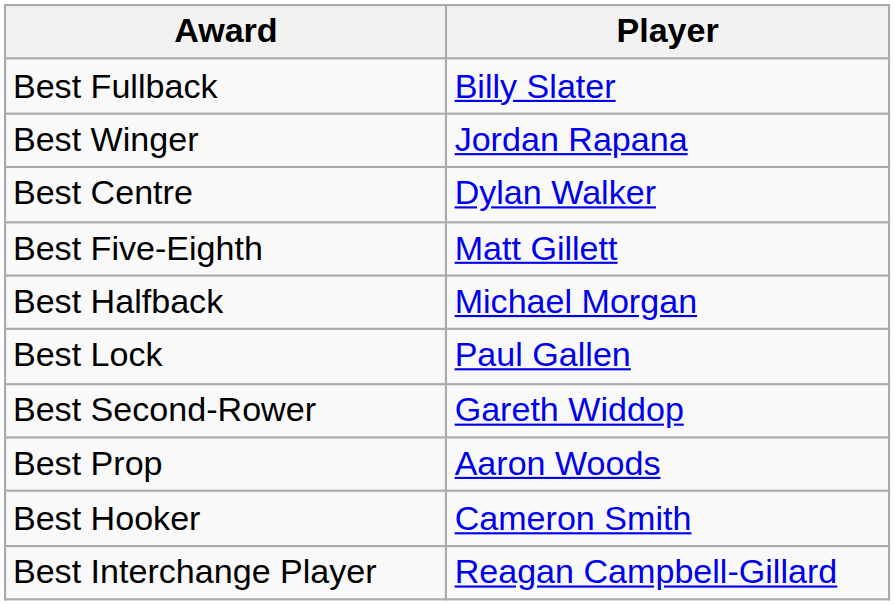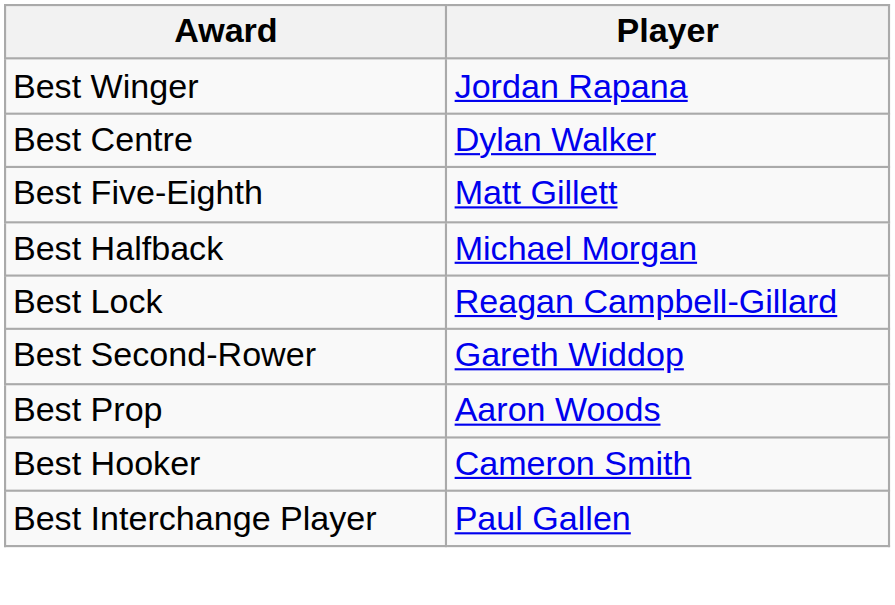- row: (115, 85)
(543, 355) Paul Gallen -> (646, 301) Reagan Campbell-Gillard
(646, 572) Reagan Campbell-Gillard -> (543, 517) Paul Gallen
